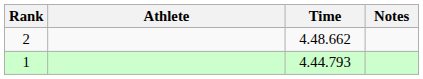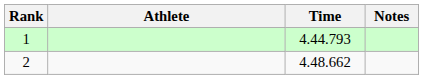rows swapped: (26, 62) <-> (26, 39)
